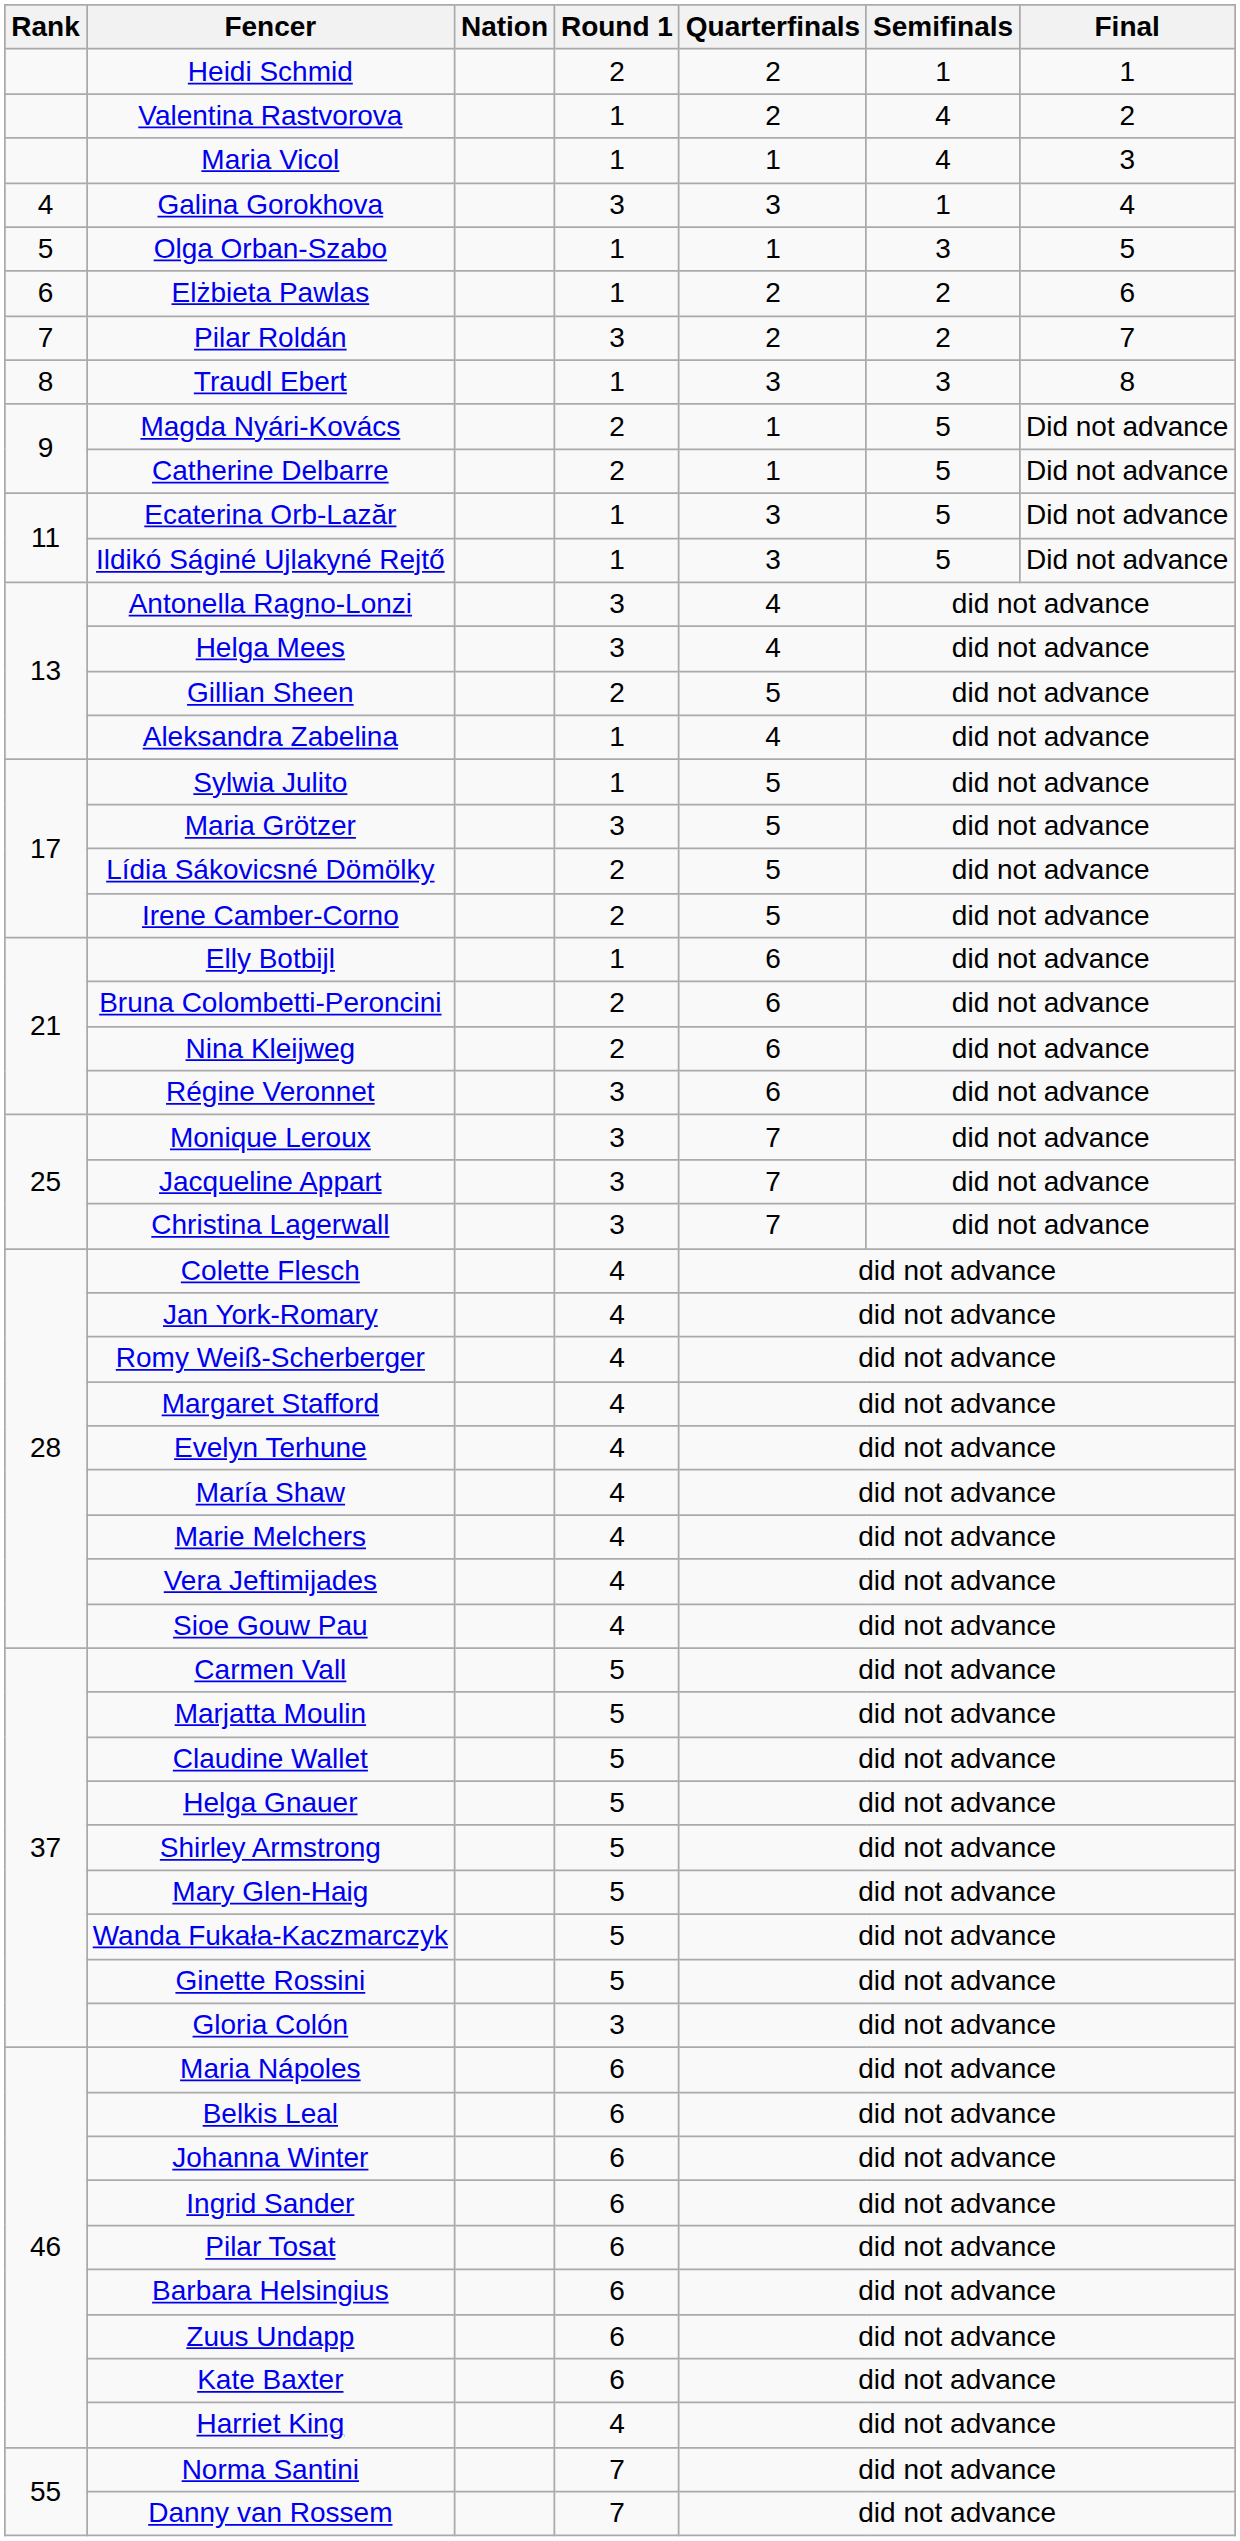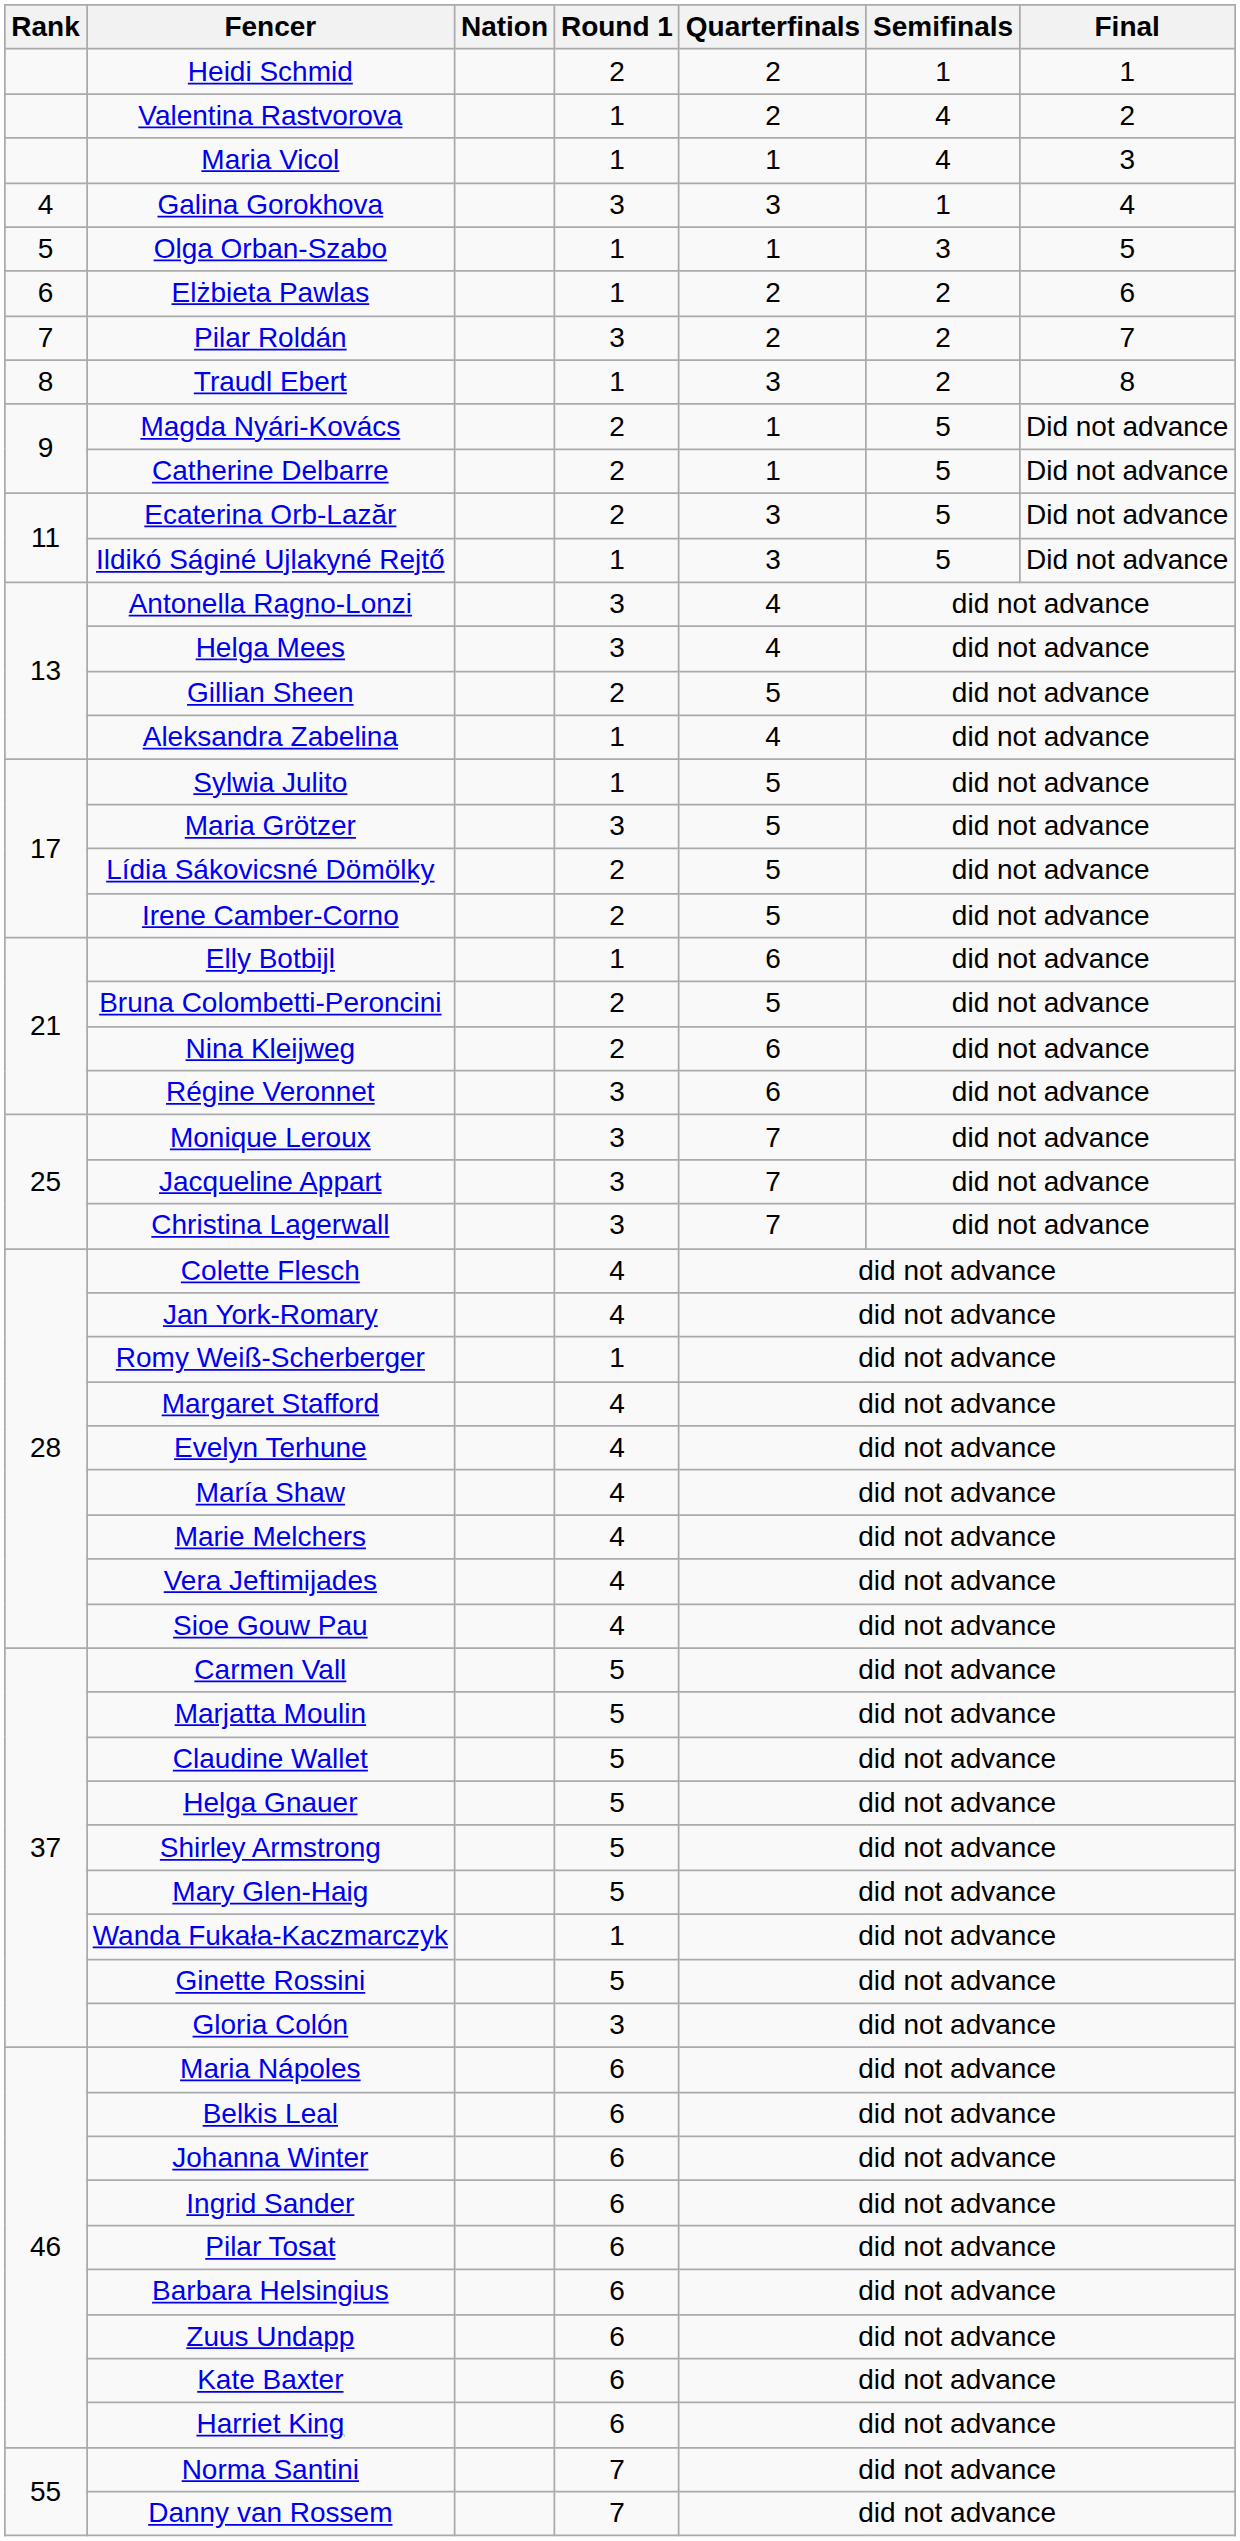(943, 381) 3 -> (943, 381) 2
(617, 515) 1 -> (617, 515) 2
(773, 1003) 6 -> (773, 1003) 5
(617, 1358) 4 -> (617, 1358) 1
(617, 1936) 5 -> (617, 1936) 1
(617, 2424) 4 -> (617, 2424) 6
